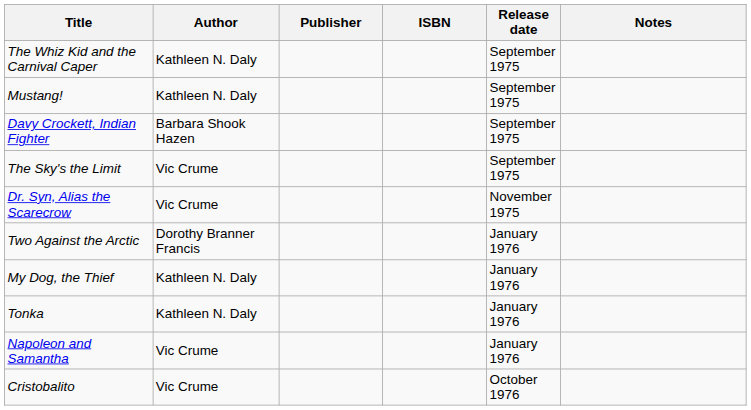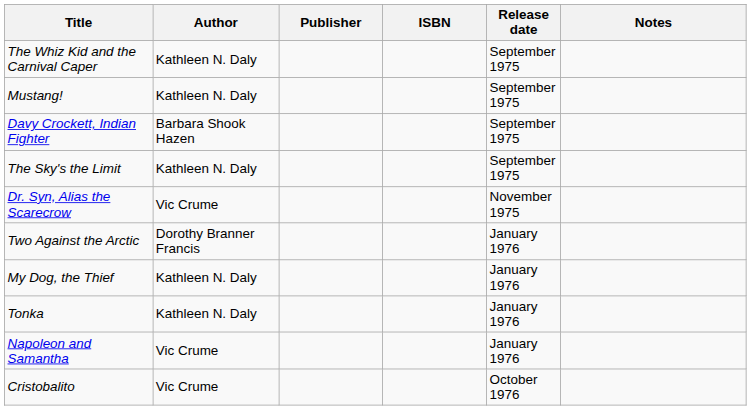(187, 168) Vic Crume -> (206, 168) Kathleen N. Daly
